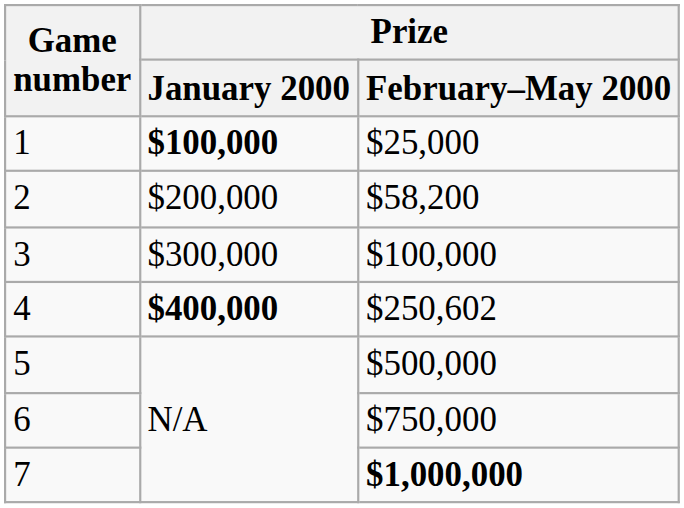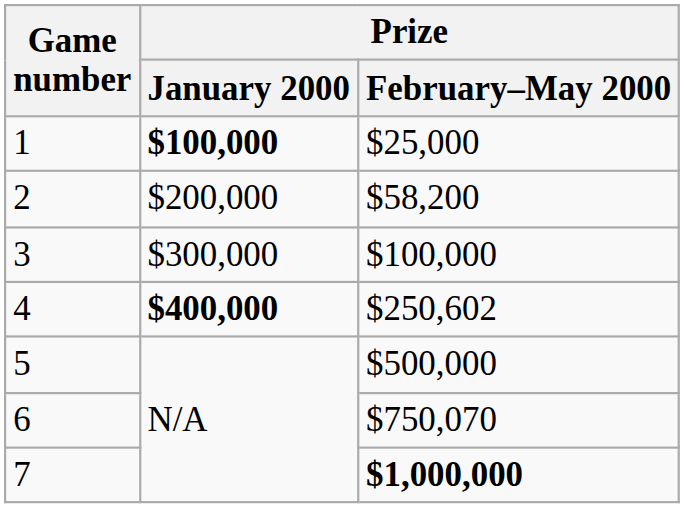(431, 419) $750,000 -> (431, 419) $750,070
